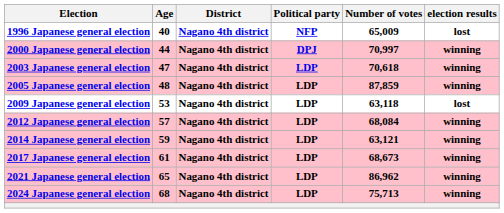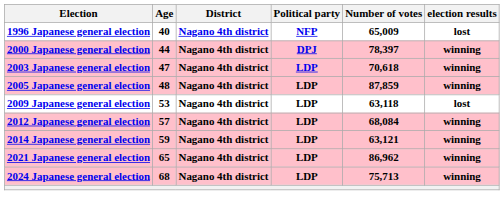(384, 50) 70,997 -> (384, 50) 78,397
- row: (78, 158)
